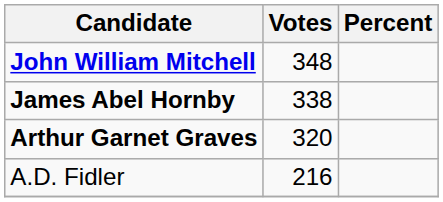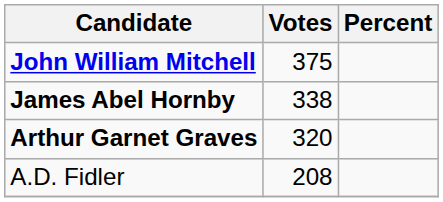(312, 61) 348 -> (312, 61) 375
(312, 176) 216 -> (312, 176) 208
